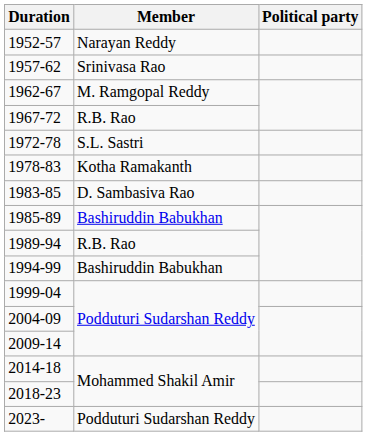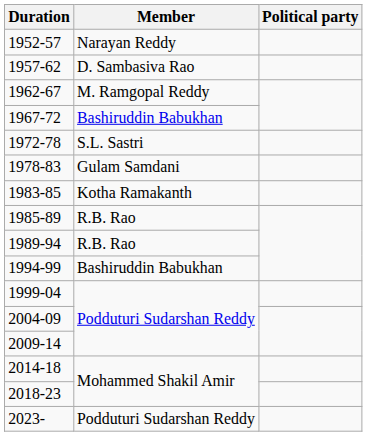(121, 67) Srinivasa Rao -> (136, 67) D. Sambasiva Rao
(106, 117) R.B. Rao -> (150, 117) Bashiruddin Babukhan
(134, 167) Kotha Ramakanth -> (128, 167) Gulam Samdani
(136, 192) D. Sambasiva Rao -> (134, 192) Kotha Ramakanth
(150, 218) Bashiruddin Babukhan -> (106, 218) R.B. Rao
